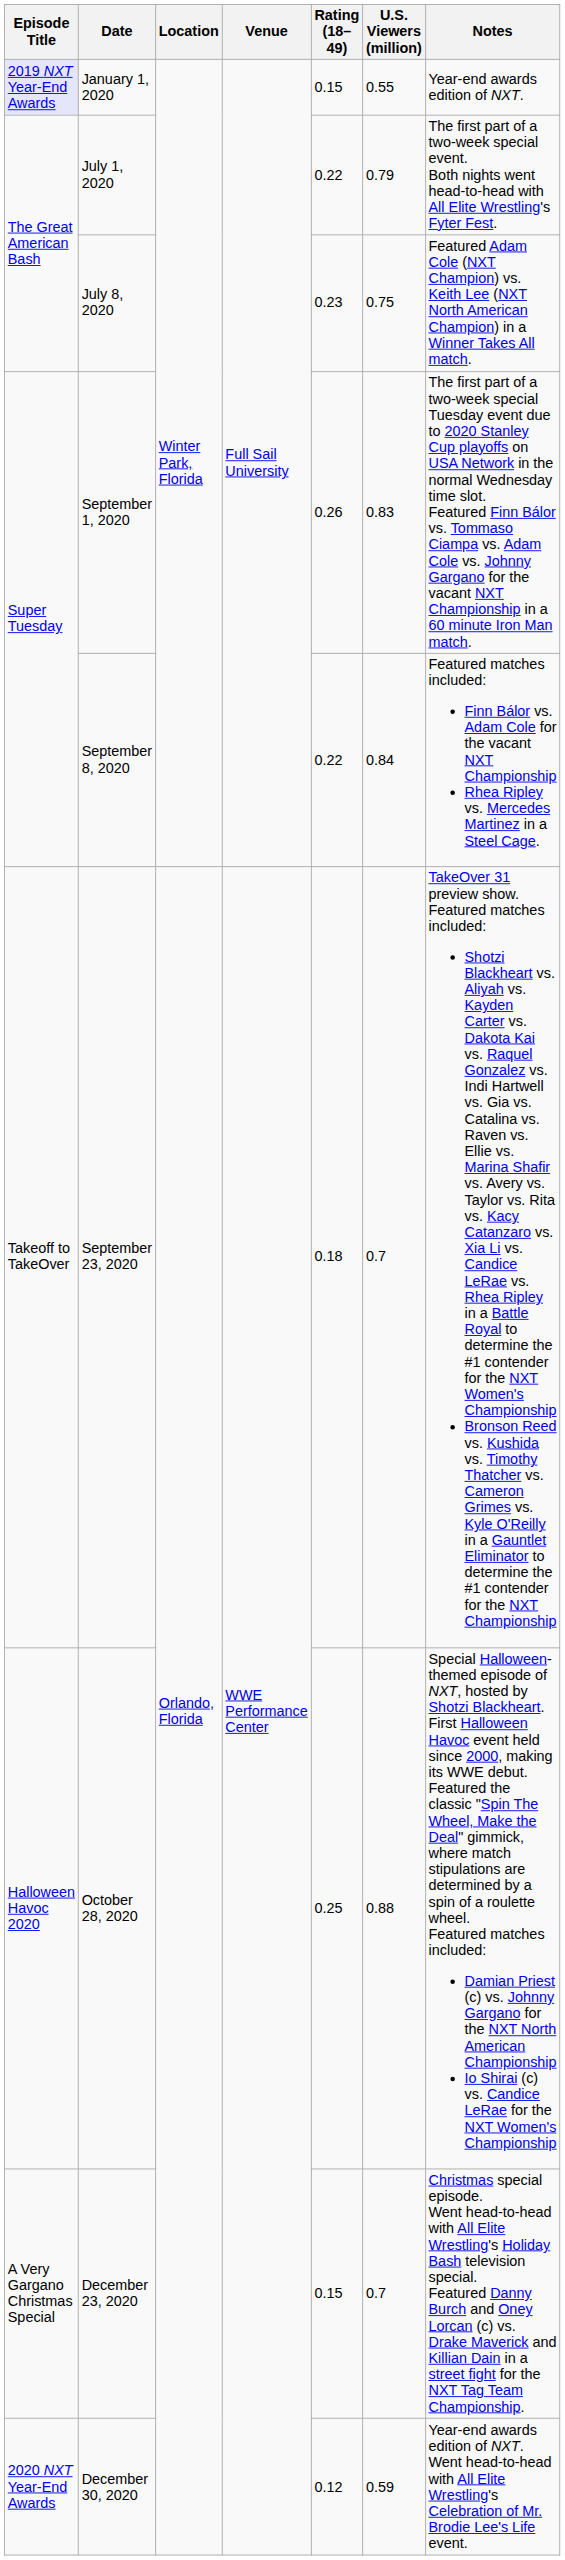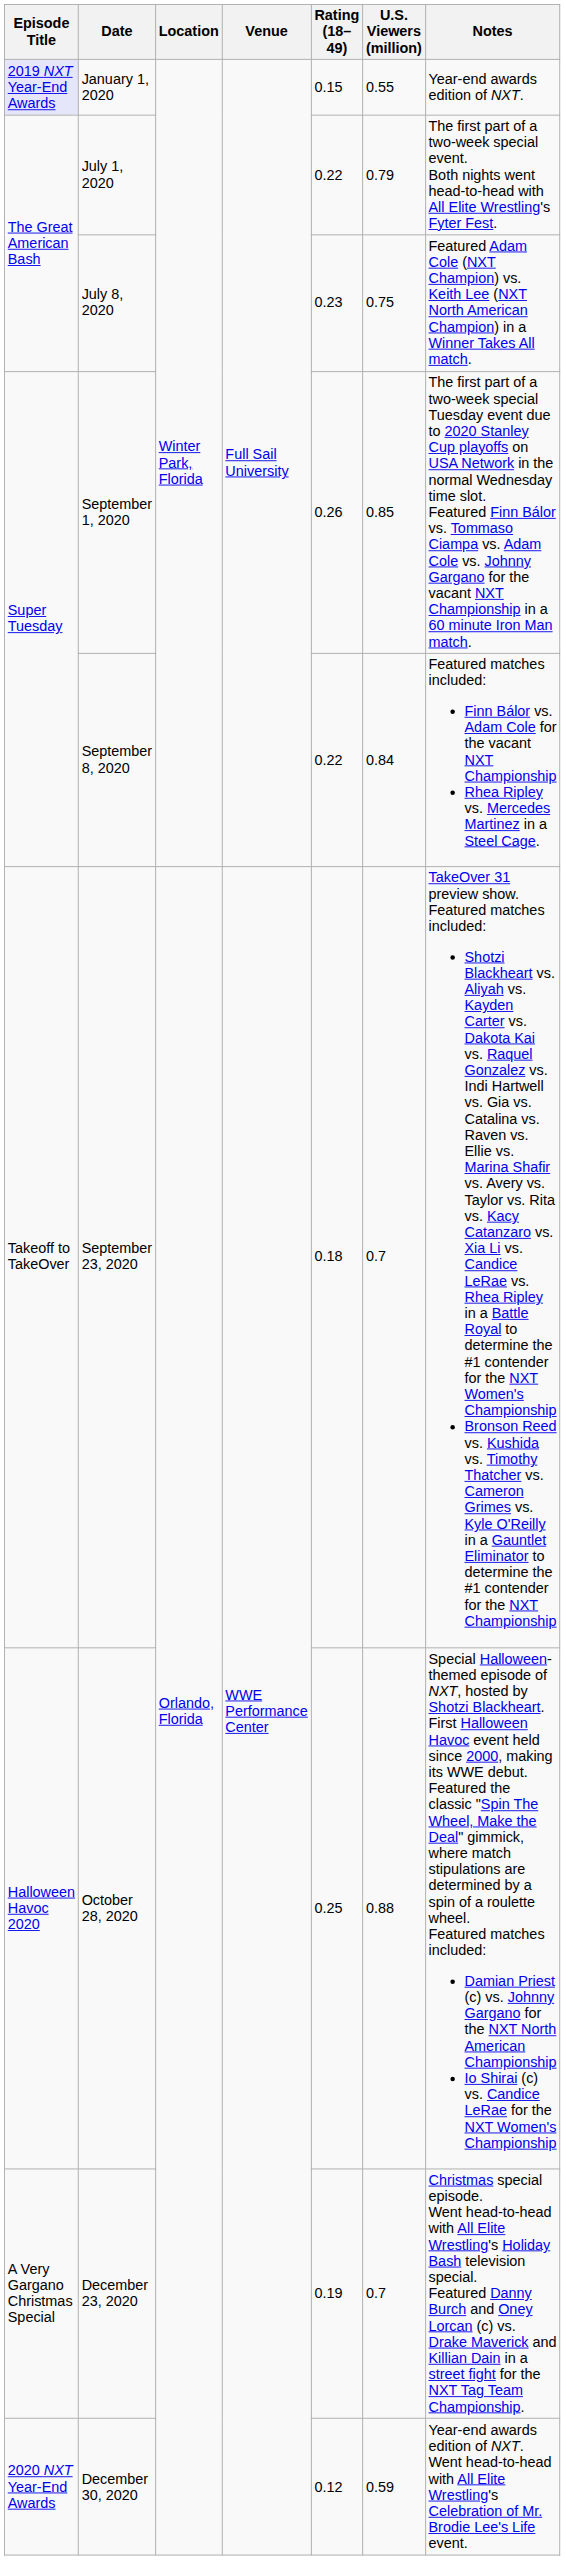(380, 512) 0.83 -> (380, 512) 0.85
(328, 2293) 0.15 -> (328, 2293) 0.19
